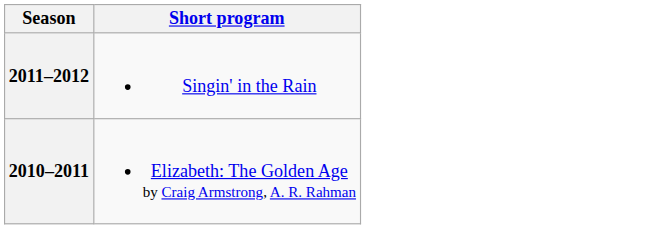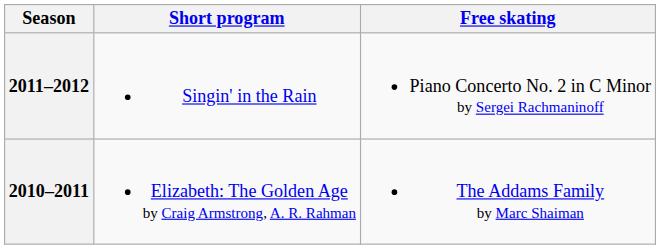+ column: (508, 18)
